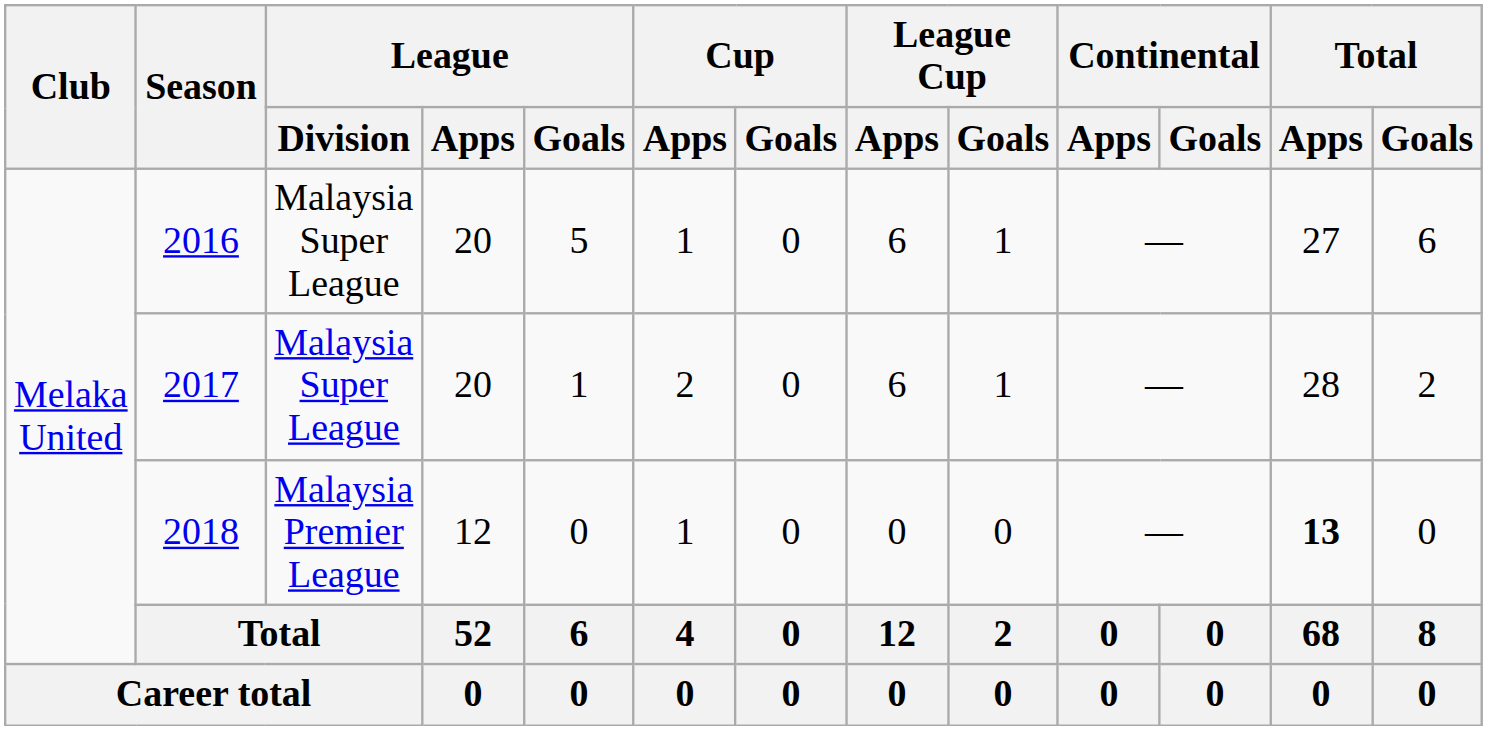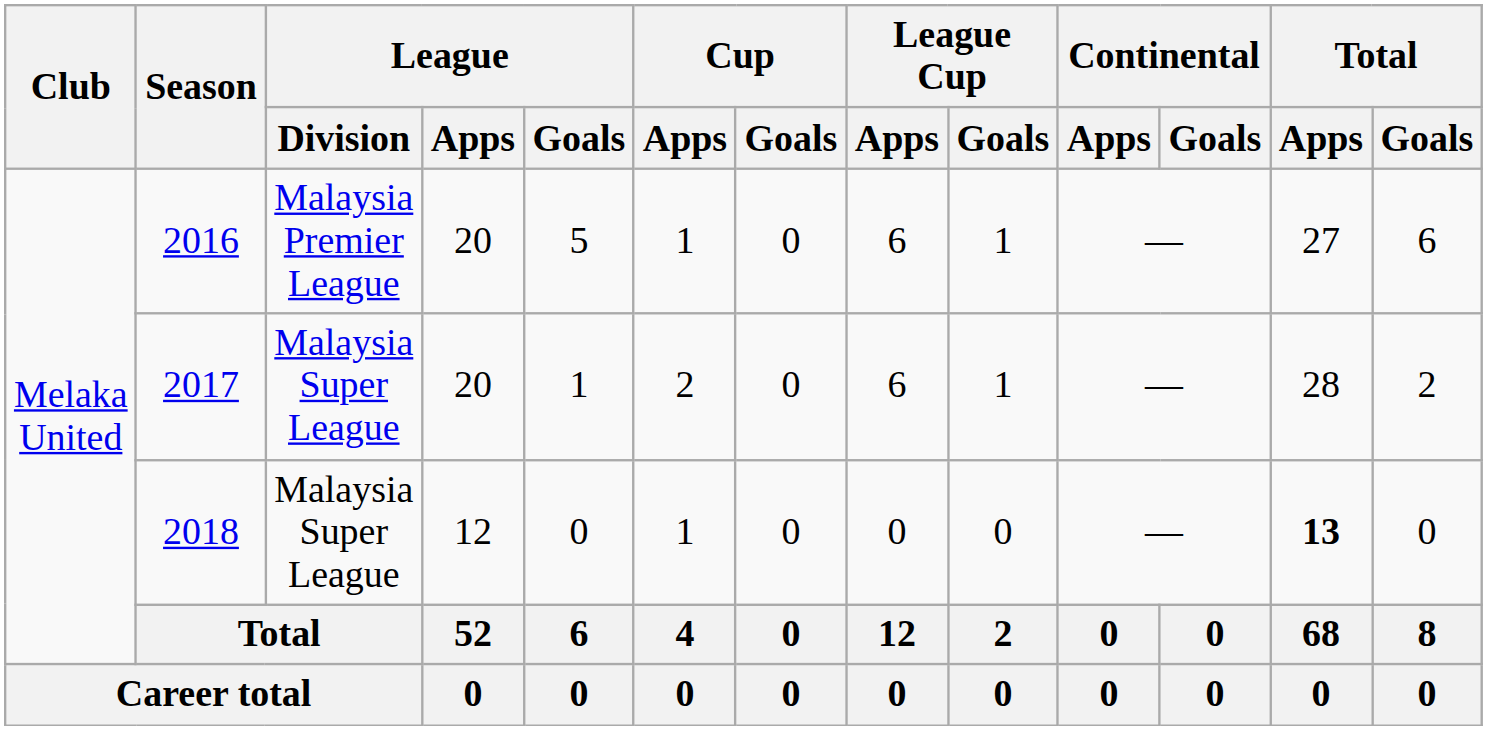(344, 240) Malaysia Super League -> (344, 240) Malaysia Premier League
(344, 531) Malaysia Premier League -> (344, 531) Malaysia Super League
